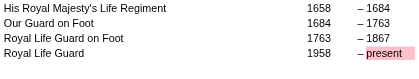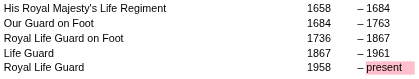(319, 38) 1763 -> (319, 38) 1736
+ row: (29, 53)
